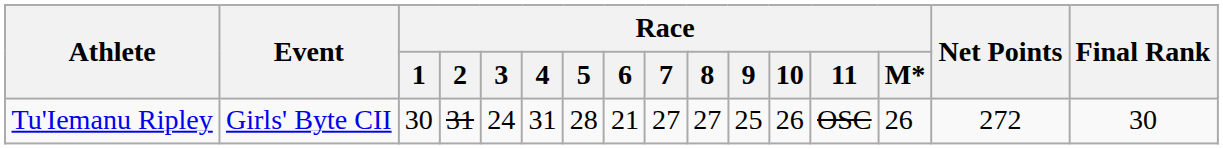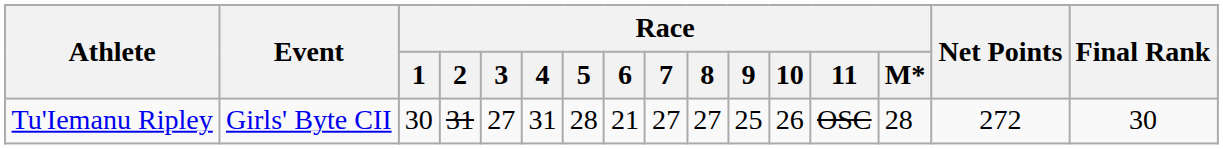(501, 120) 24 -> (501, 120) 27
(899, 120) 26 -> (899, 120) 28
